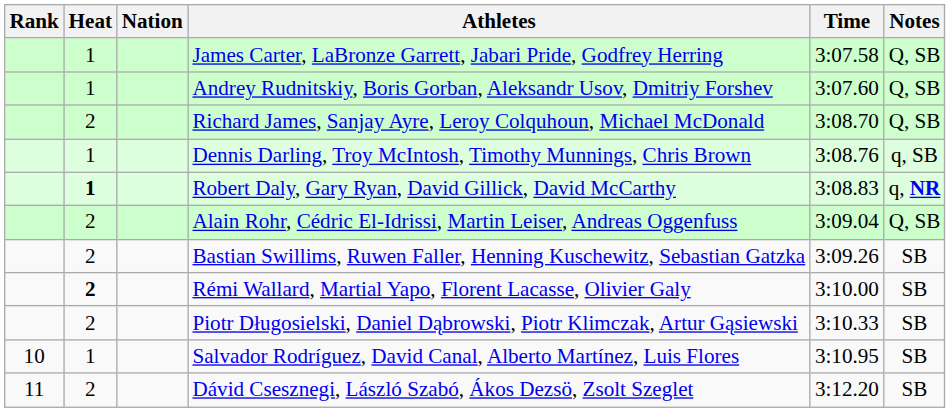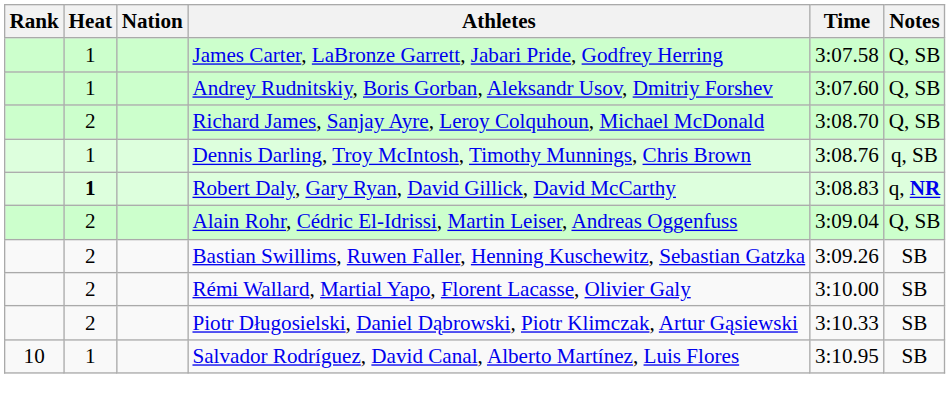(90, 289) bold -> (90, 289) normal
- row: (443, 389)
